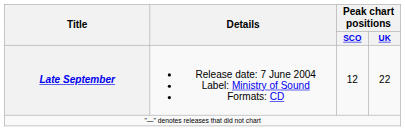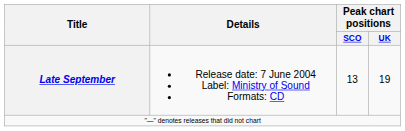(352, 80) 12 -> (352, 80) 13
(385, 80) 22 -> (385, 80) 19
